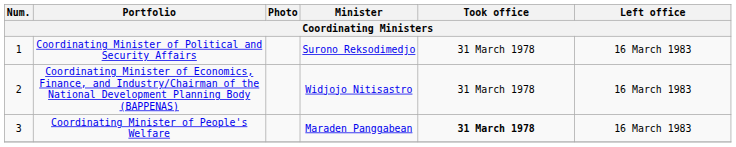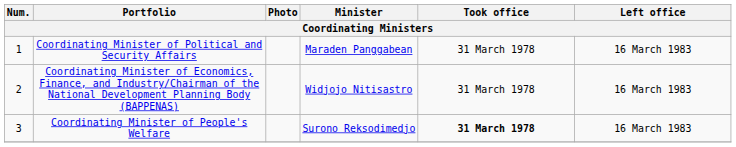(359, 50) Surono Reksodimedjo -> (359, 50) Maraden Panggabean
(359, 128) Maraden Panggabean -> (359, 128) Surono Reksodimedjo
